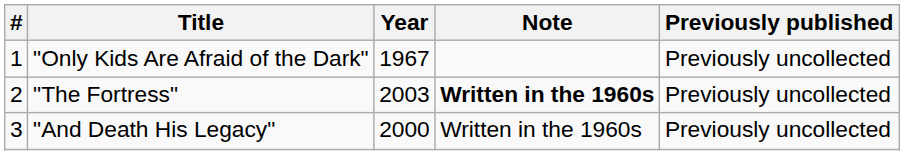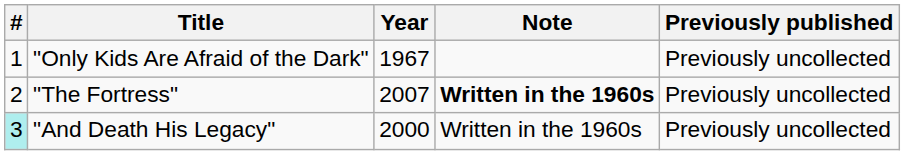(404, 94) 2003 -> (404, 94) 2007
(16, 130) no background -> (16, 130) paleturquoise background
